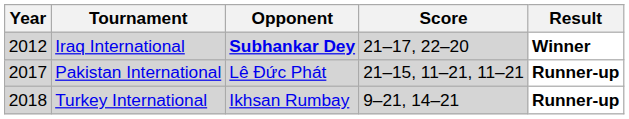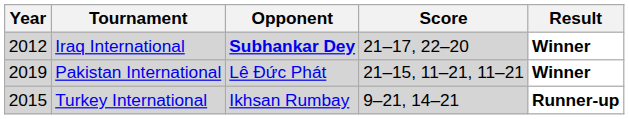(28, 73) 2017 -> (28, 73) 2019
(576, 73) Runner-up -> (561, 73) Winner
(28, 101) 2018 -> (28, 101) 2015
